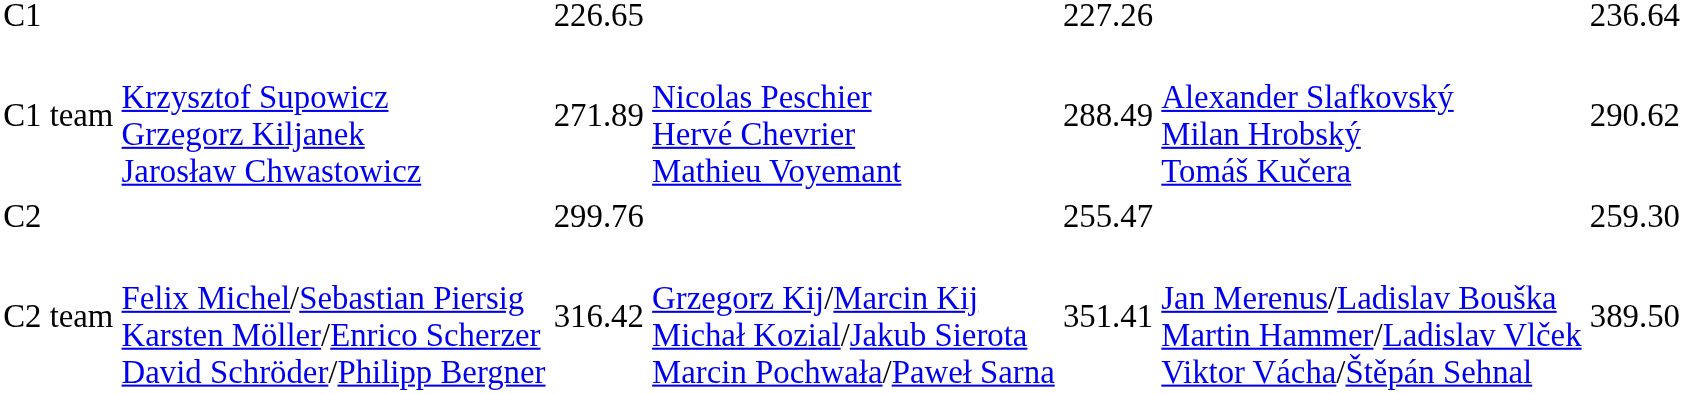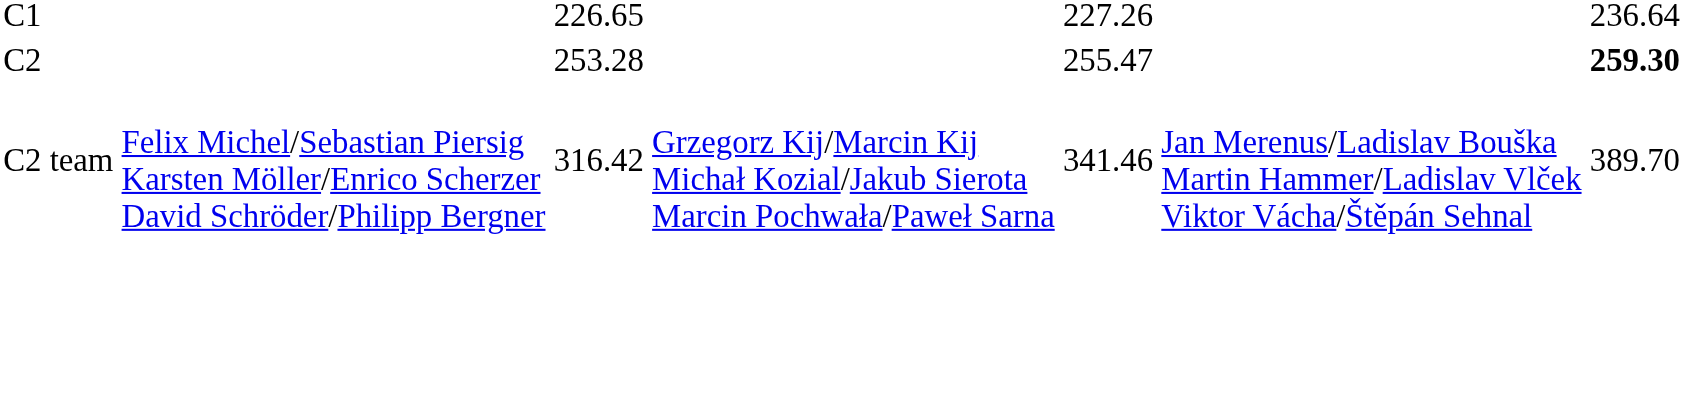- row: (58, 115)
(599, 215) 299.76 -> (599, 60) 253.28
(1635, 215) normal -> (1635, 60) bold
(1108, 316) 351.41 -> (1108, 160) 341.46
(1635, 316) 389.50 -> (1635, 160) 389.70
